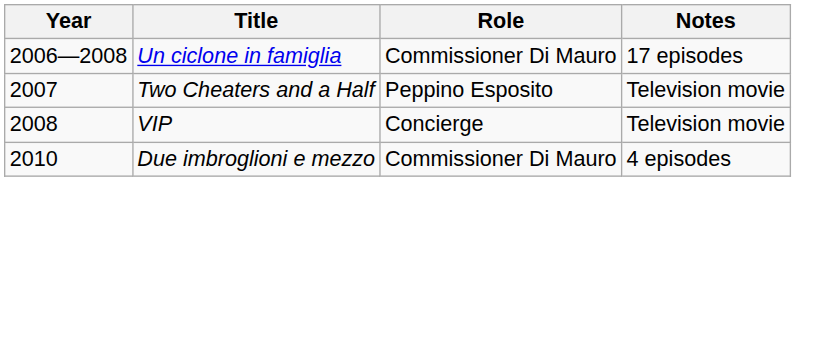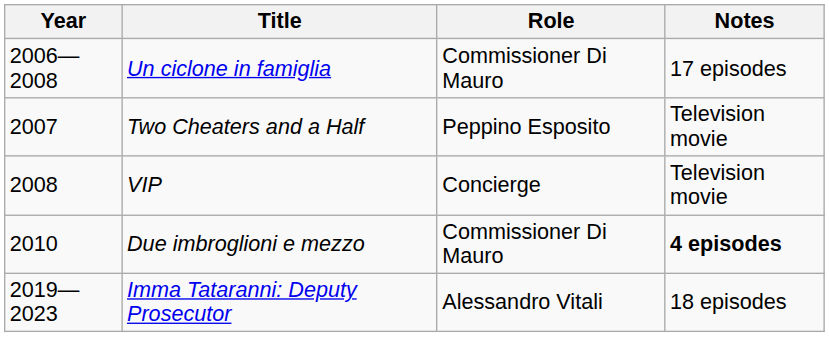(679, 158) normal -> (726, 243) bold
+ row: (242, 302)
